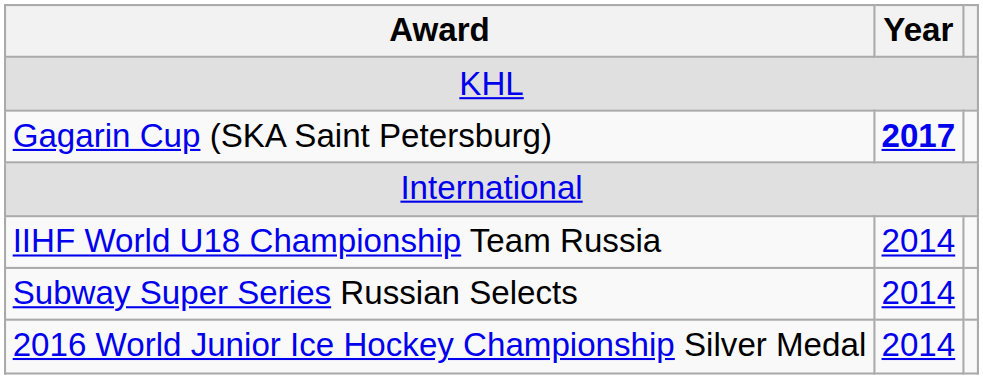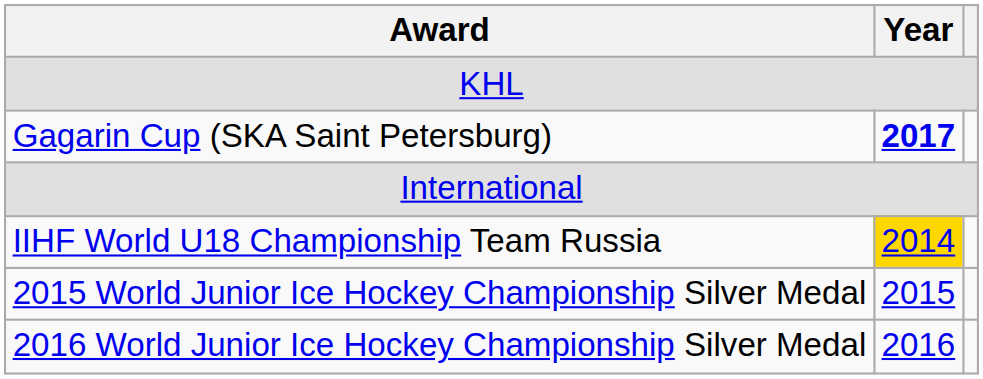(918, 240) no background -> (918, 240) gold background
- row: (295, 293)
+ row: (439, 293)
(918, 345) 2014 -> (918, 345) 2016
